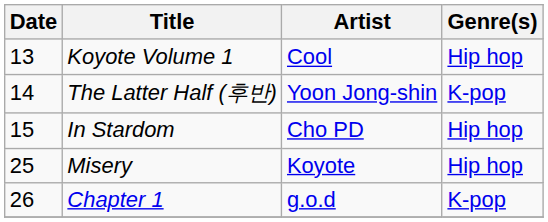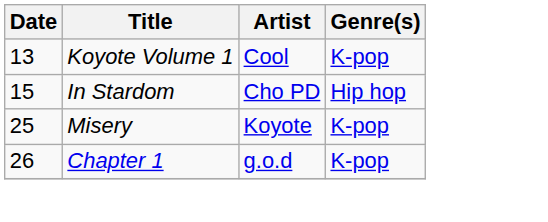(485, 56) Hip hop -> (360, 56) K-pop
- row: (172, 92)
(485, 165) Hip hop -> (360, 126) K-pop
